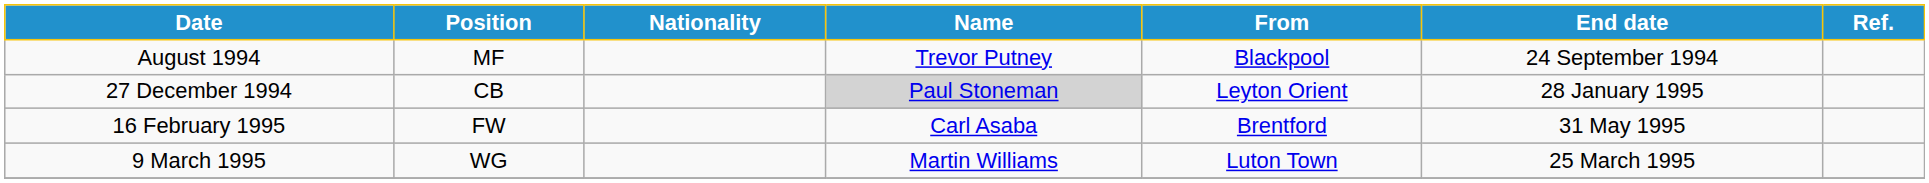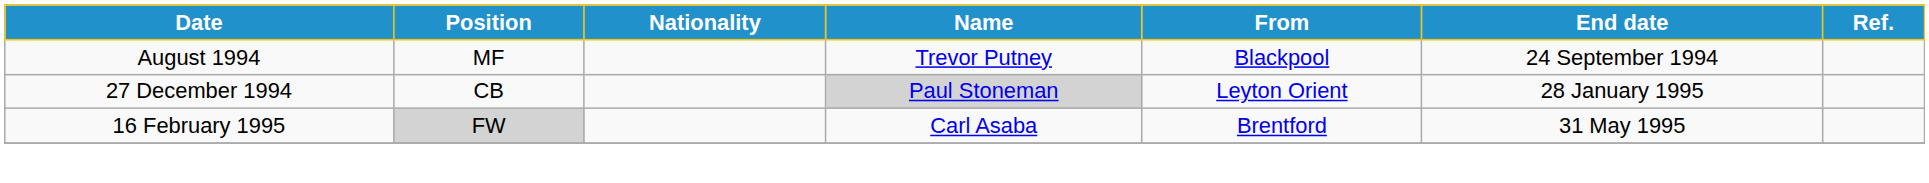(489, 126) no background -> (489, 126) lightgrey background
- row: (199, 161)
